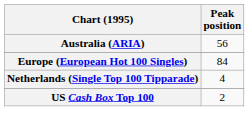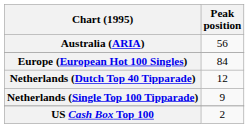+ row: (103, 79)
(222, 79) 4 -> (222, 97) 9
